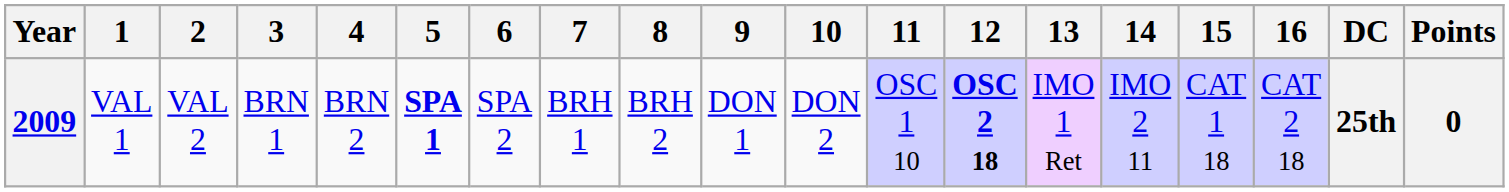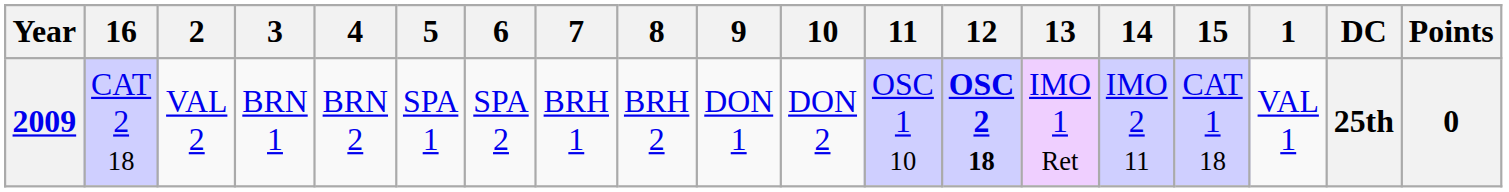columns swapped: (122, 31) <-> (1291, 31)
(433, 121) bold -> (431, 121) normal
